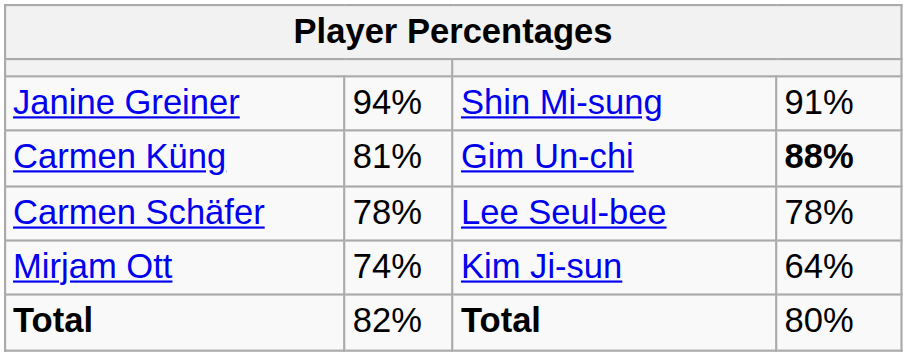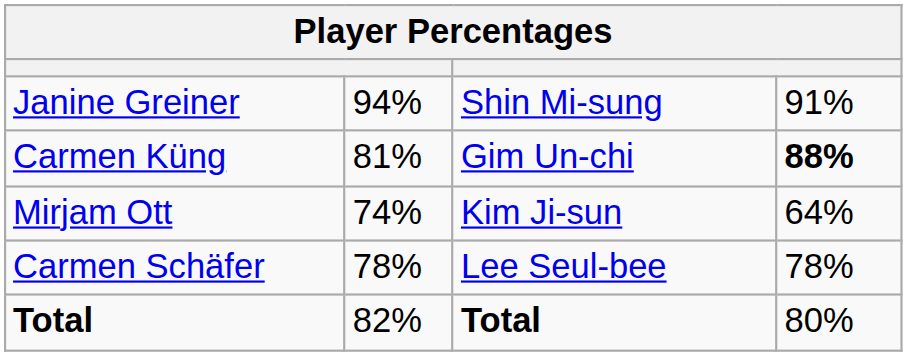rows swapped: (139, 212) <-> (93, 267)
